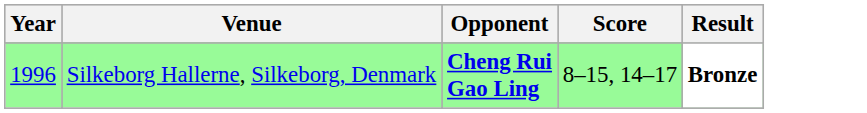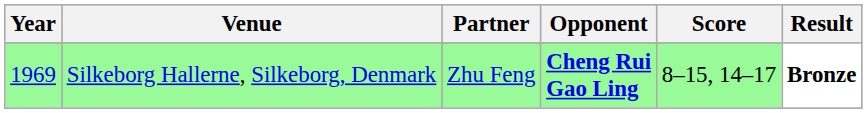+ column: (491, 23)
(33, 75) 1996 -> (33, 75) 1969
